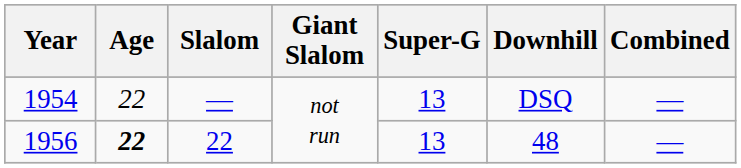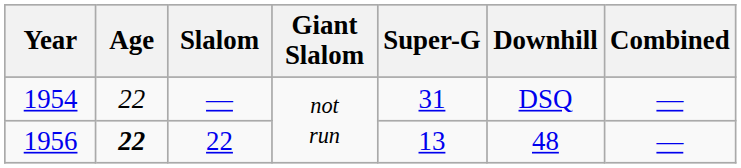(432, 98) 13 -> (432, 98) 31
